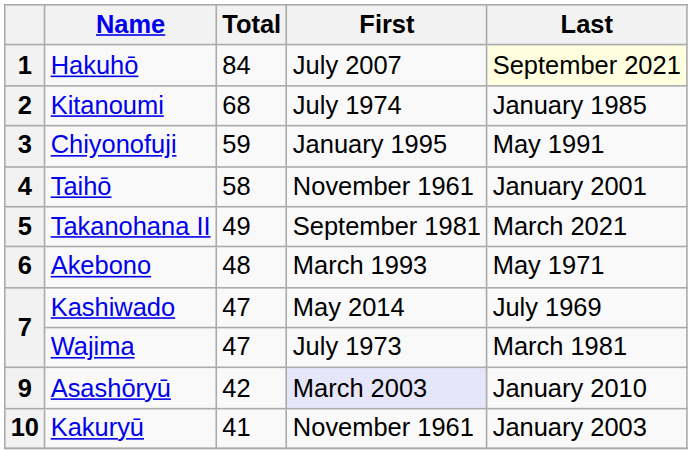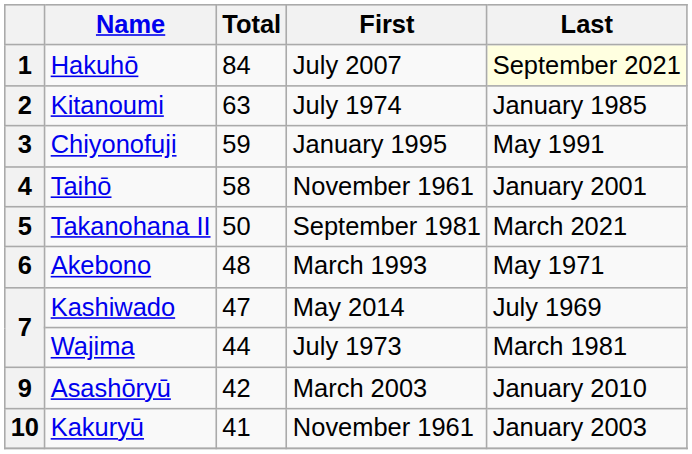(236, 105) 68 -> (236, 105) 63
(236, 226) 49 -> (236, 226) 50
(236, 347) 47 -> (236, 347) 44
(360, 387) lavender background -> (360, 387) no background
